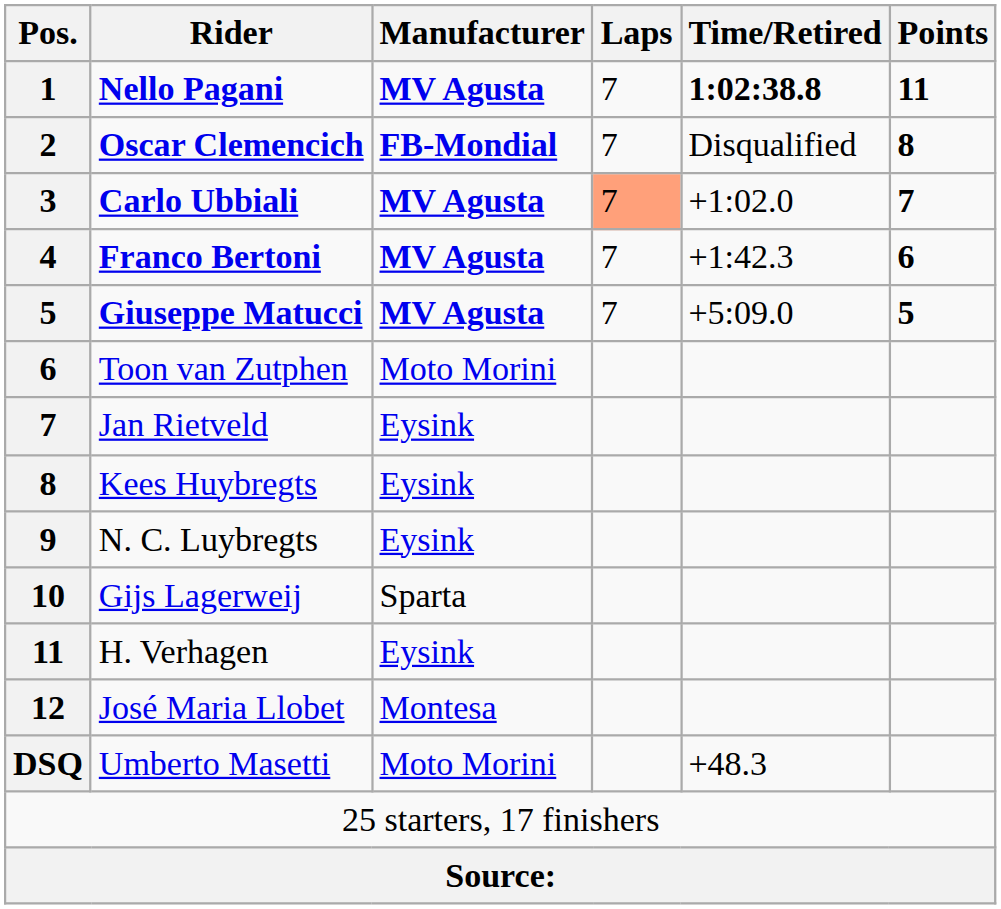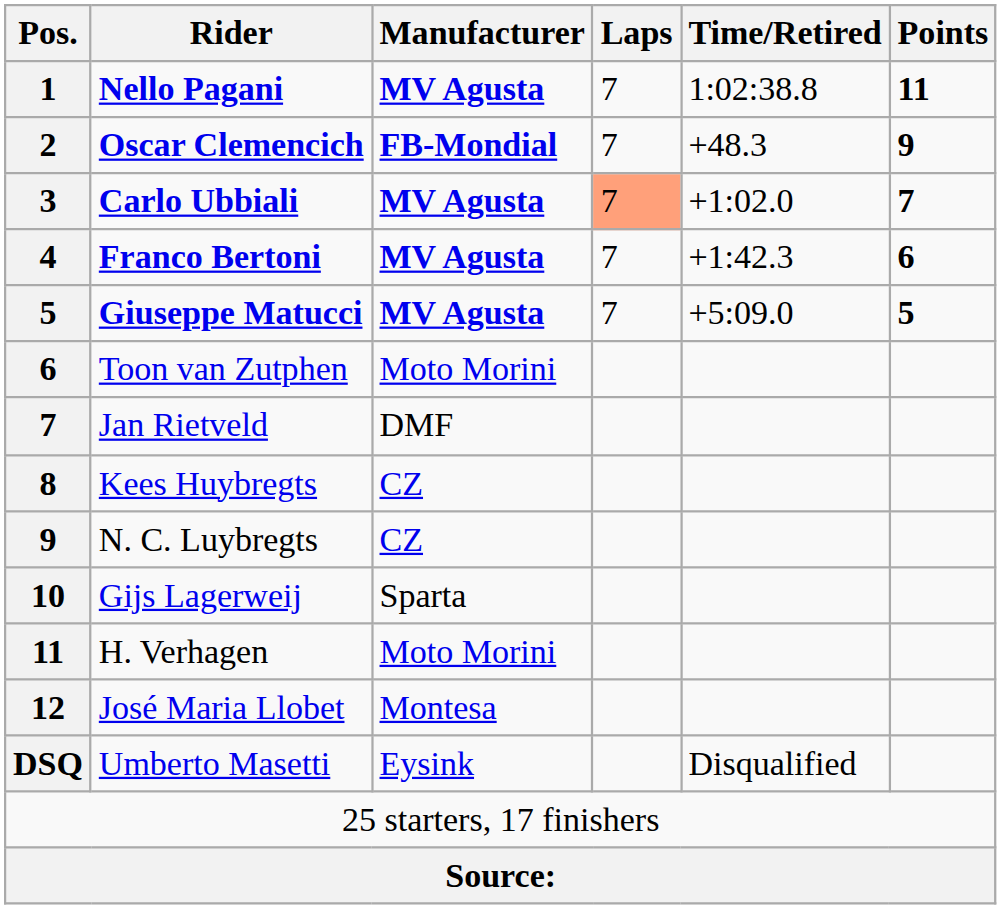(755, 88) bold -> (753, 88) normal
(772, 145) Disqualified -> (728, 145) +48.3
(906, 145) 8 -> (906, 145) 9
(427, 425) Eysink -> (416, 425) DMF
(427, 481) Eysink -> (401, 481) CZ
(427, 538) Eysink -> (401, 538) CZ
(427, 650) Eysink -> (468, 650) Moto Morini
(468, 762) Moto Morini -> (427, 762) Eysink
(728, 762) +48.3 -> (772, 762) Disqualified
